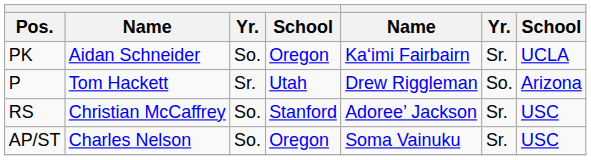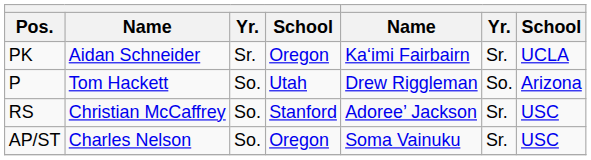(247, 55) So. -> (245, 55) Sr.
(245, 83) Sr. -> (247, 83) So.
